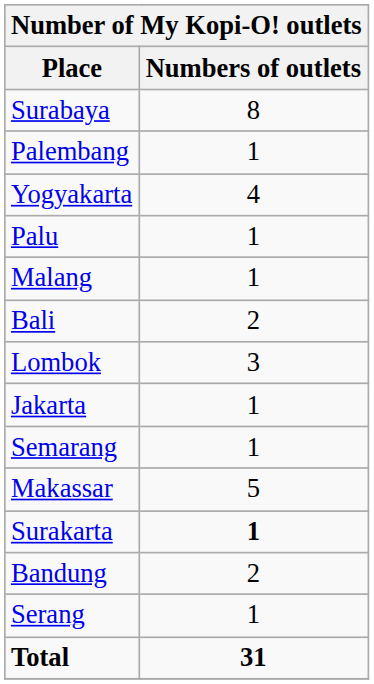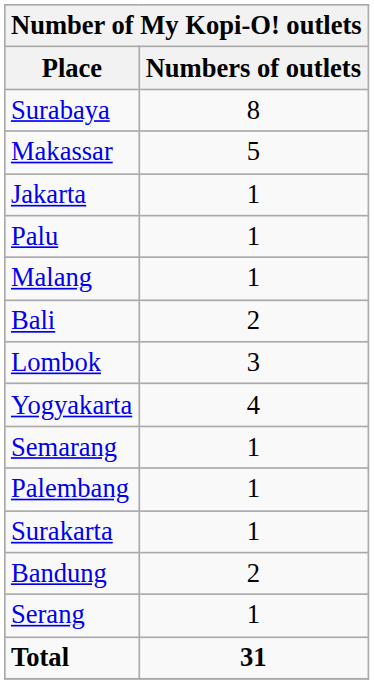rows swapped: (62, 488) <-> (70, 151)
rows swapped: (72, 194) <-> (49, 404)
(253, 531) bold -> (253, 531) normal
